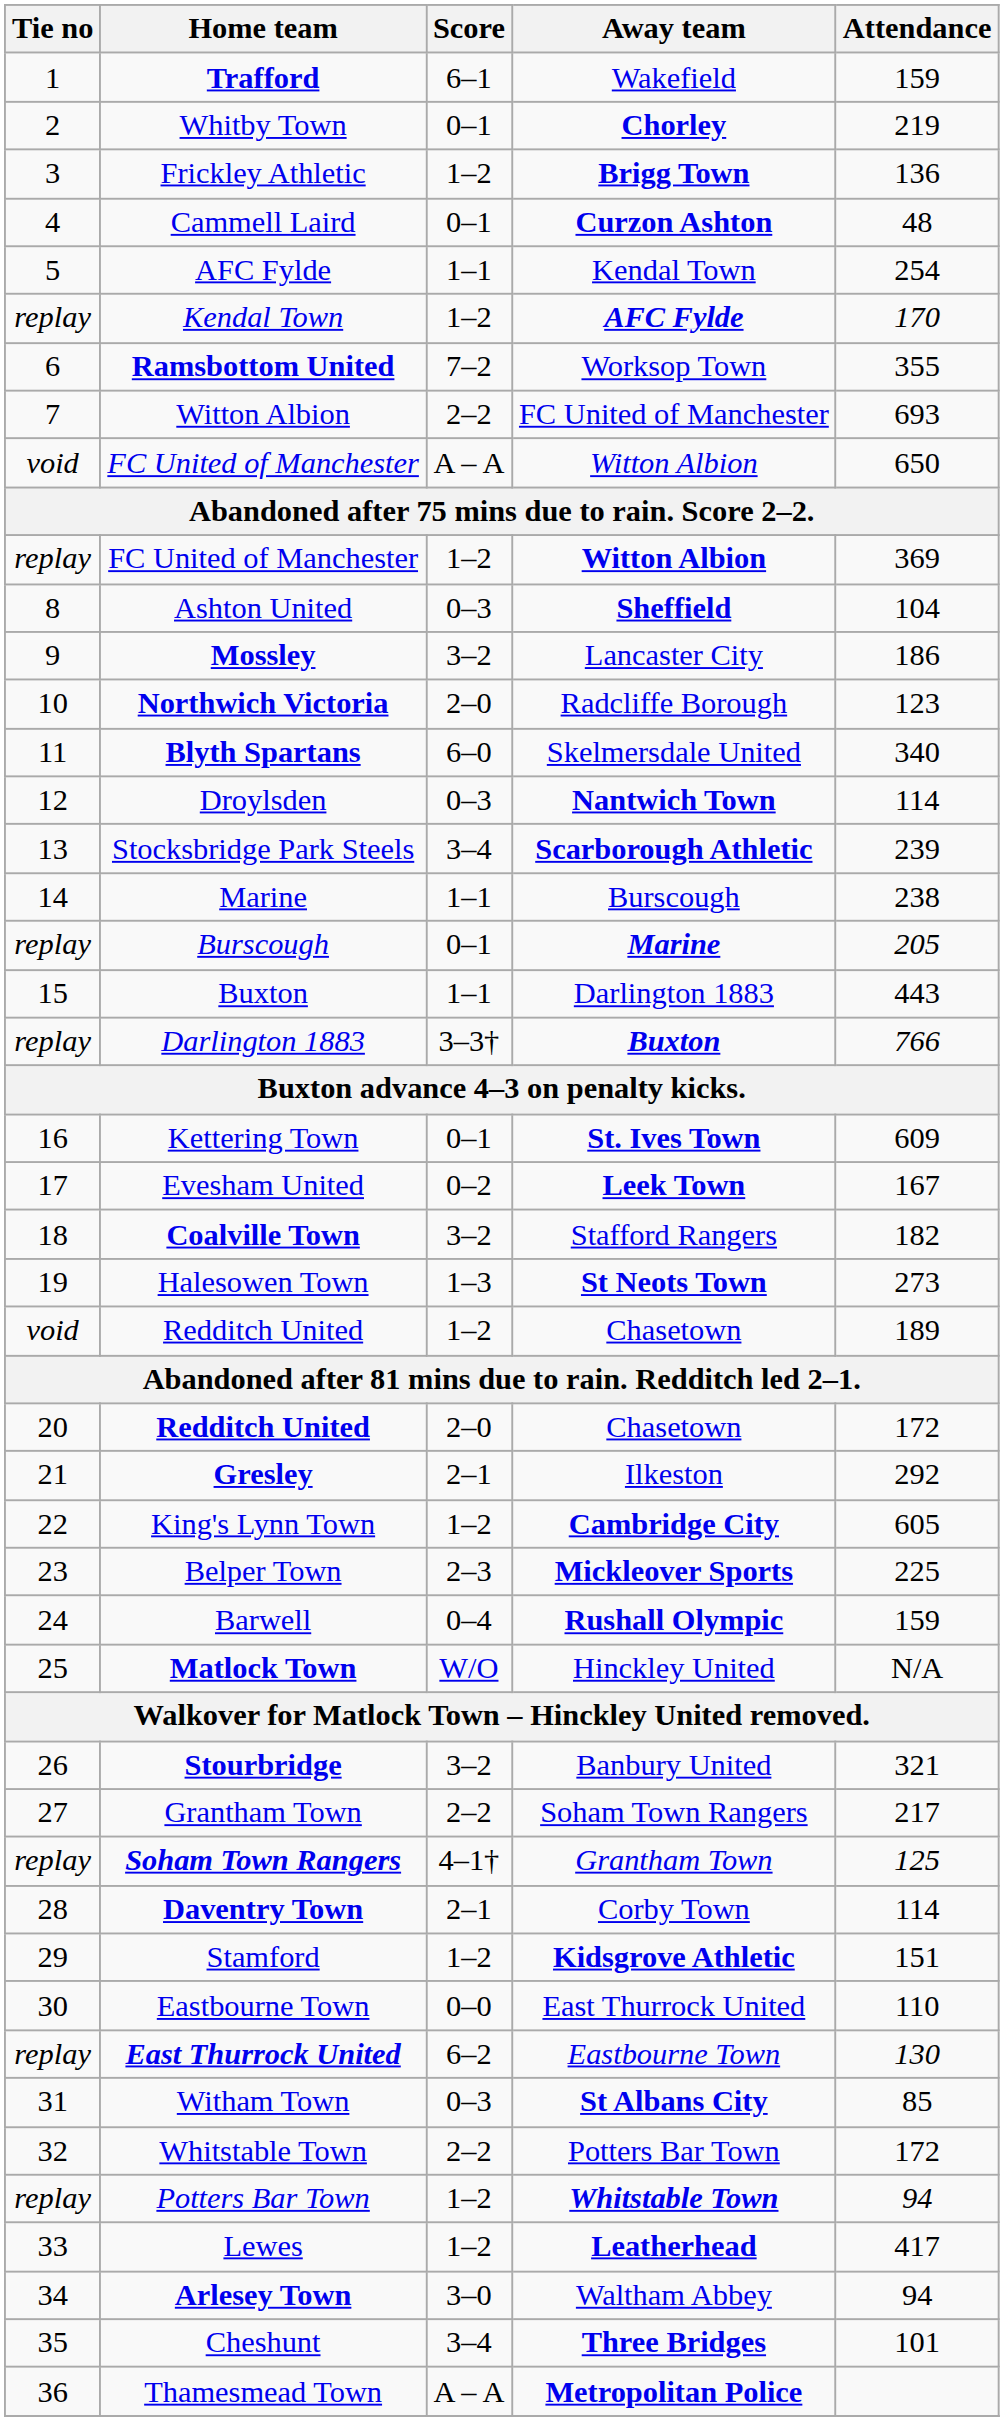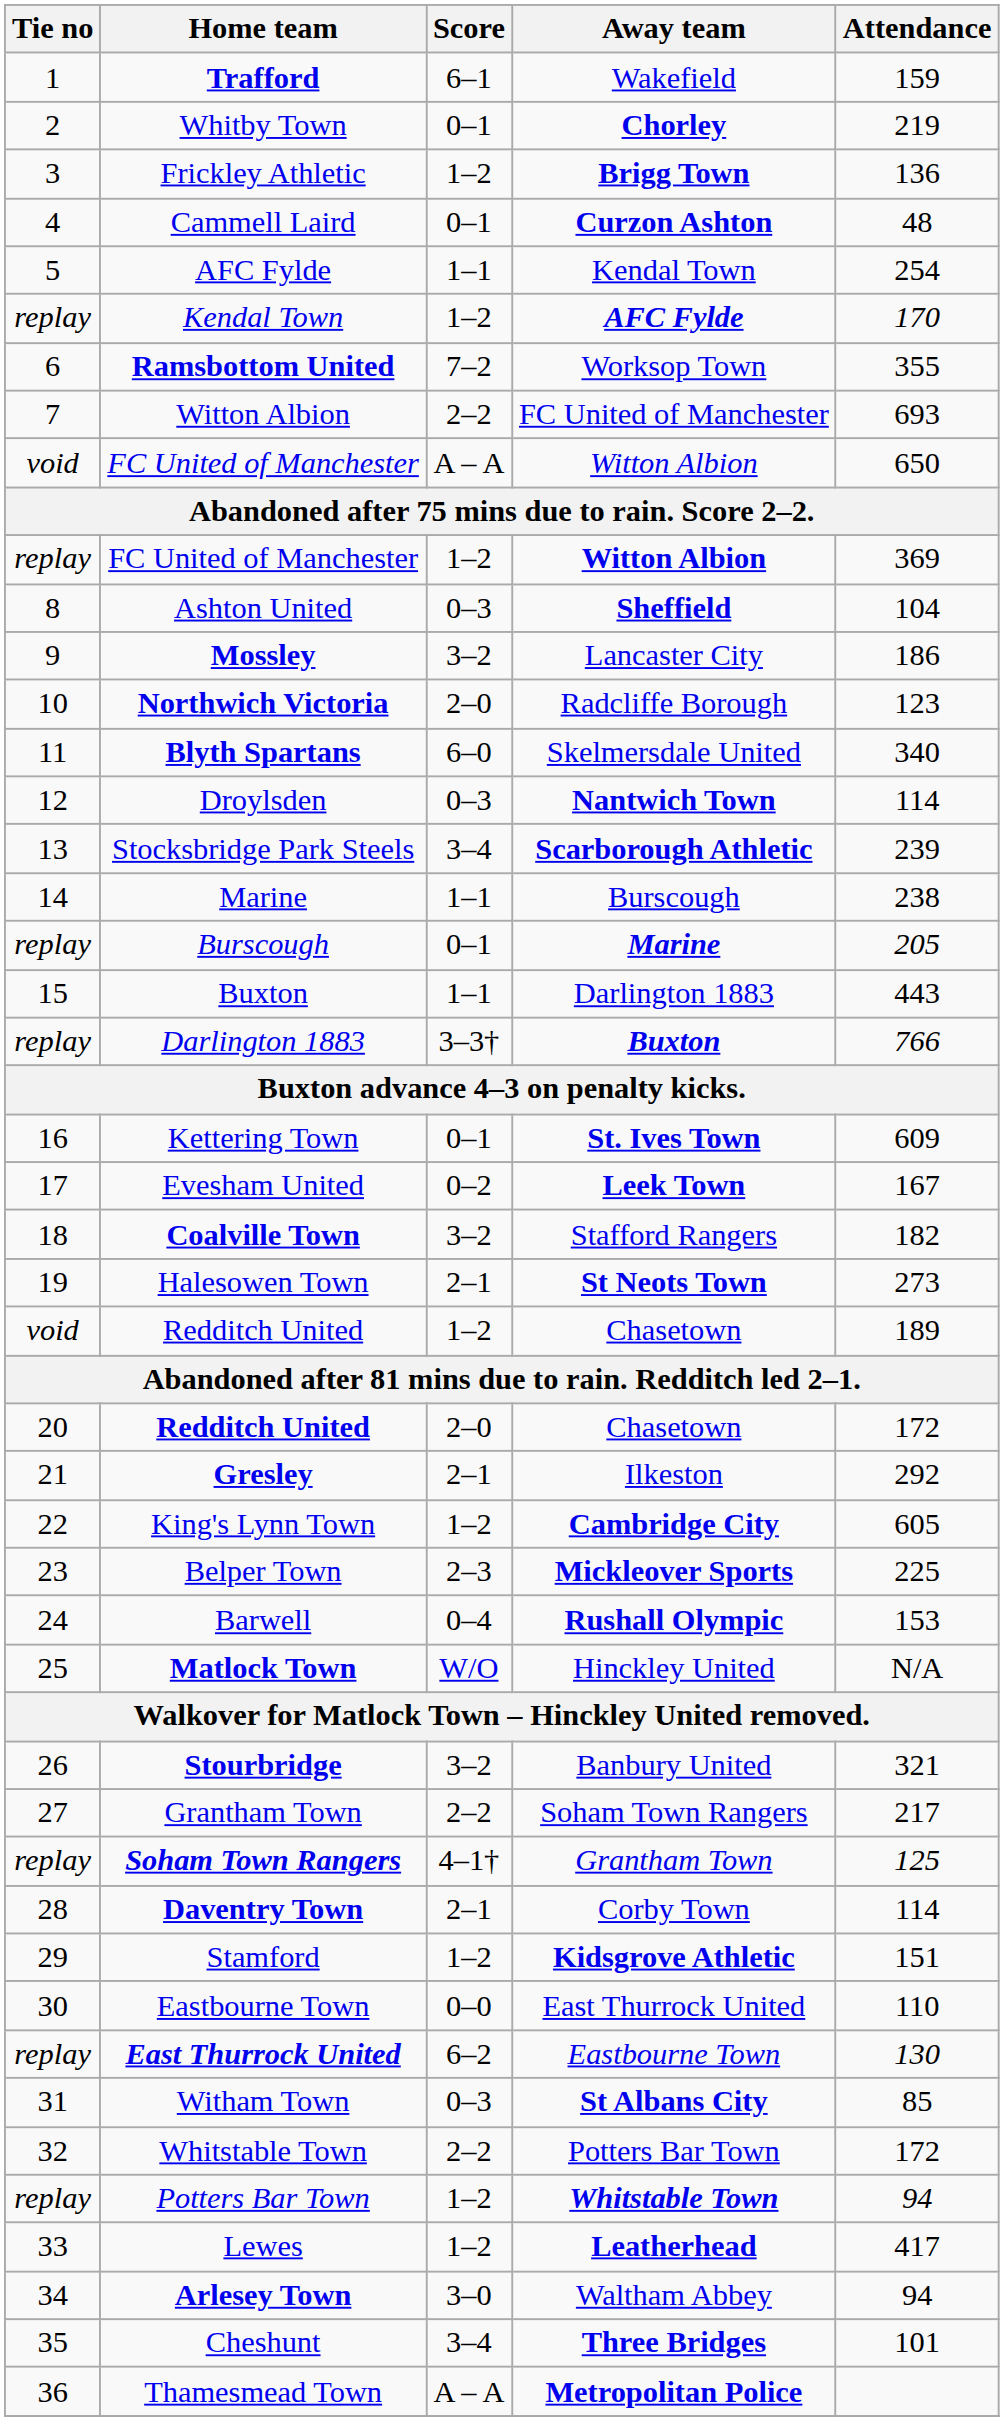(469, 1282) 1–3 -> (469, 1282) 2–1
(917, 1619) 159 -> (917, 1619) 153
